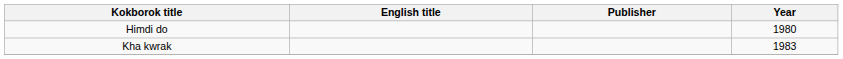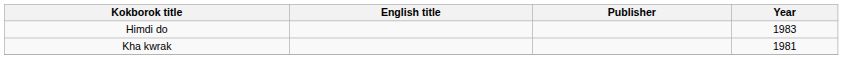(785, 29) 1980 -> (785, 29) 1983
(785, 46) 1983 -> (785, 46) 1981
